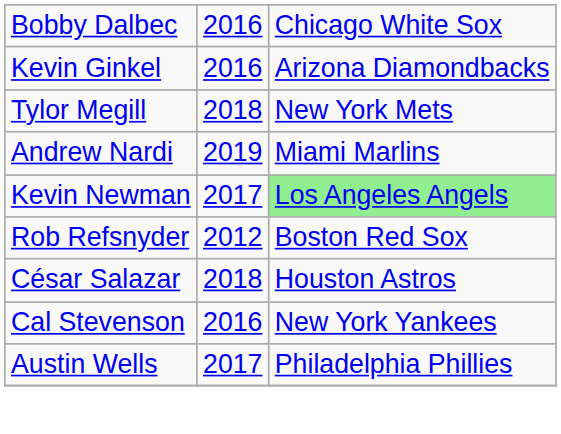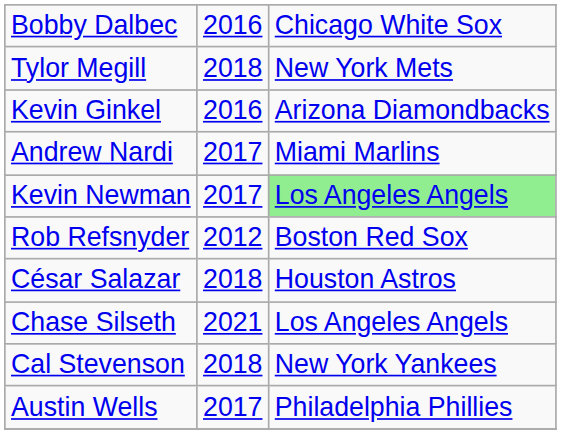rows swapped: (86, 68) <-> (79, 110)
(233, 152) 2019 -> (233, 152) 2017
+ row: (93, 322)
(233, 322) 2016 -> (233, 364) 2018
